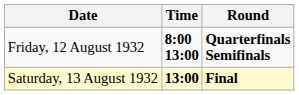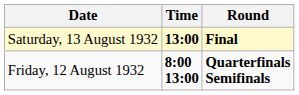rows swapped: (76, 47) <-> (83, 78)
